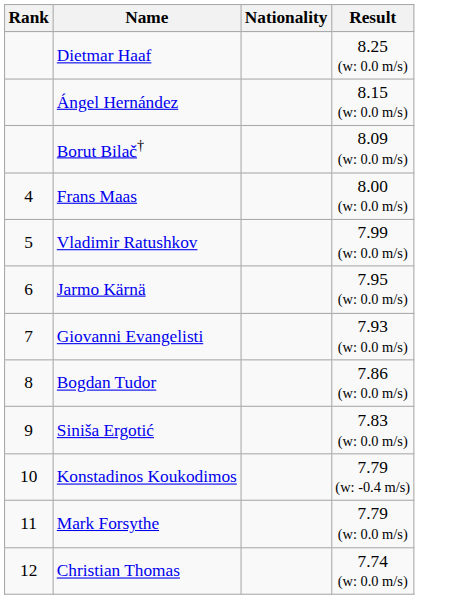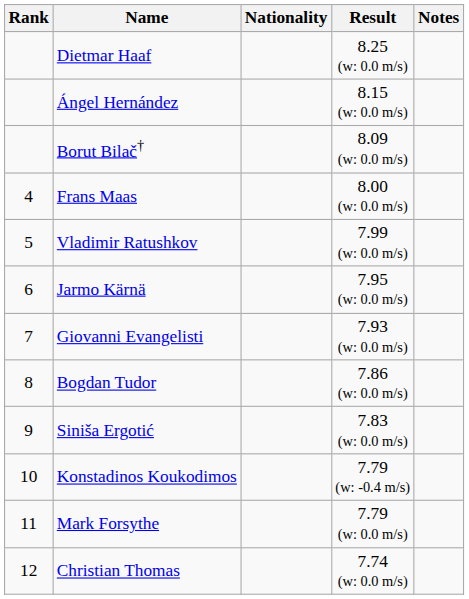+ column: (439, 18)
